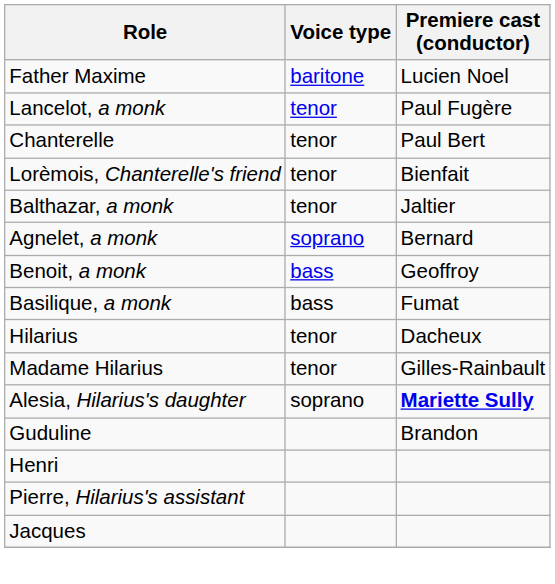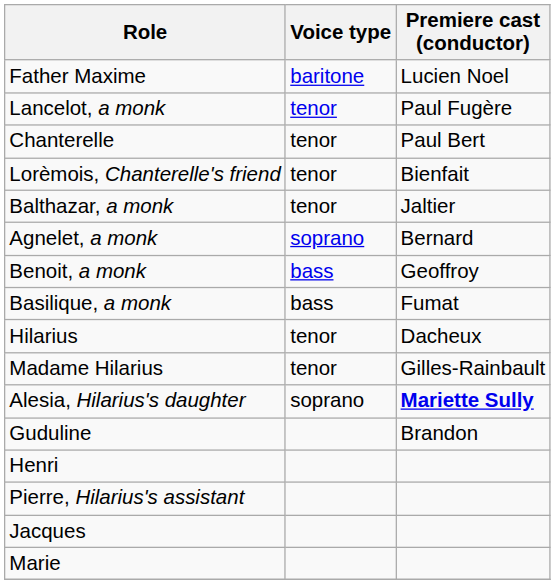+ row: (35, 563)
